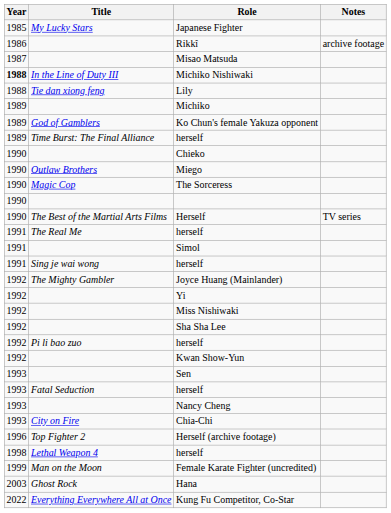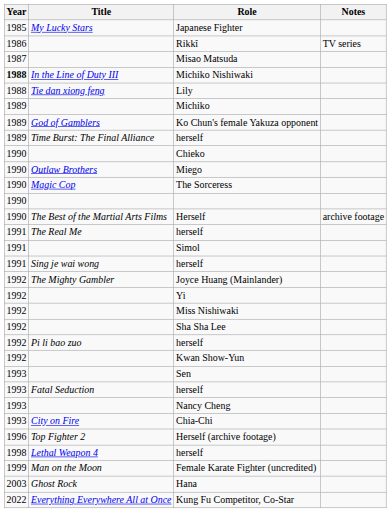(353, 43) archive footage -> (342, 43) TV series
(342, 216) TV series -> (353, 216) archive footage
